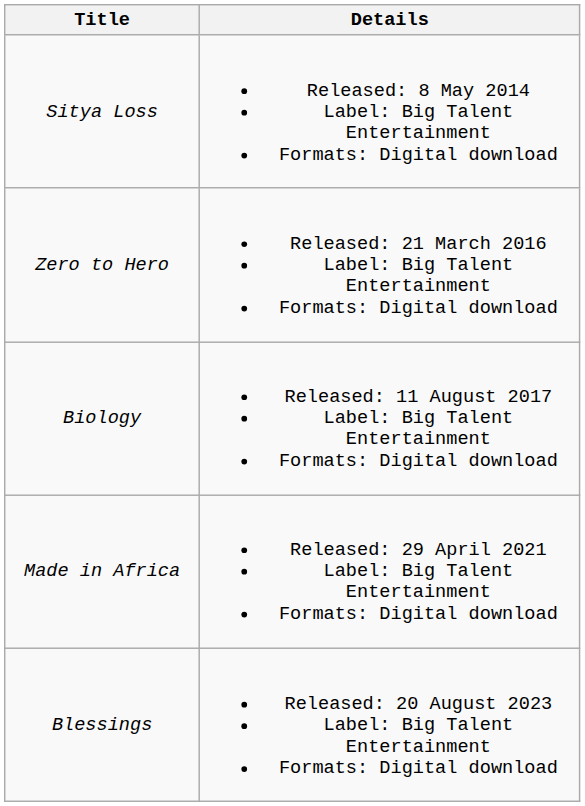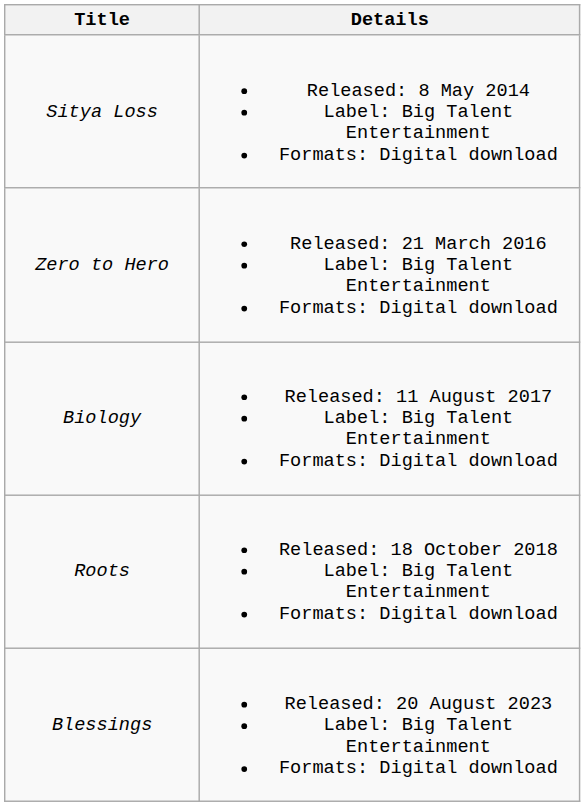+ row: (102, 571)
- row: (102, 571)
